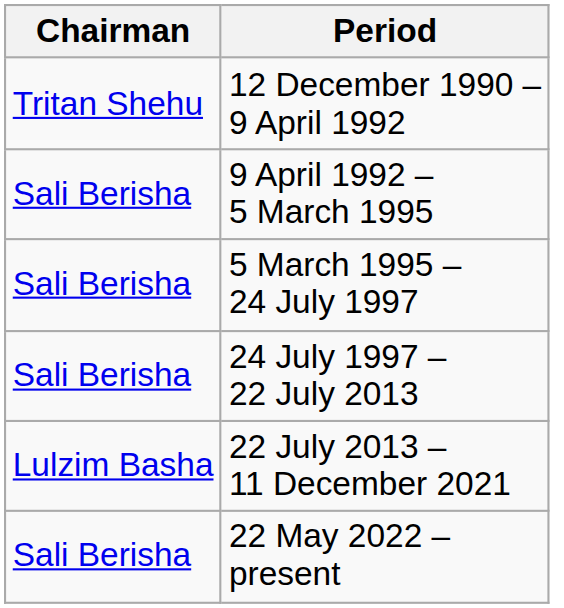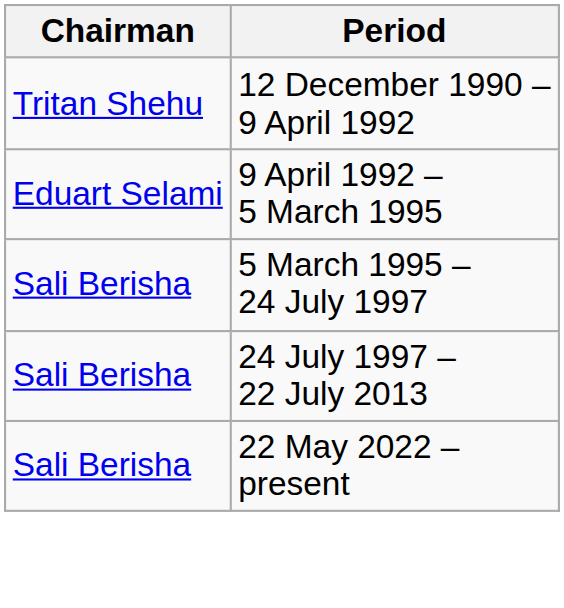(102, 193) Sali Berisha -> (118, 193) Eduart Selami
- row: (370, 465)
